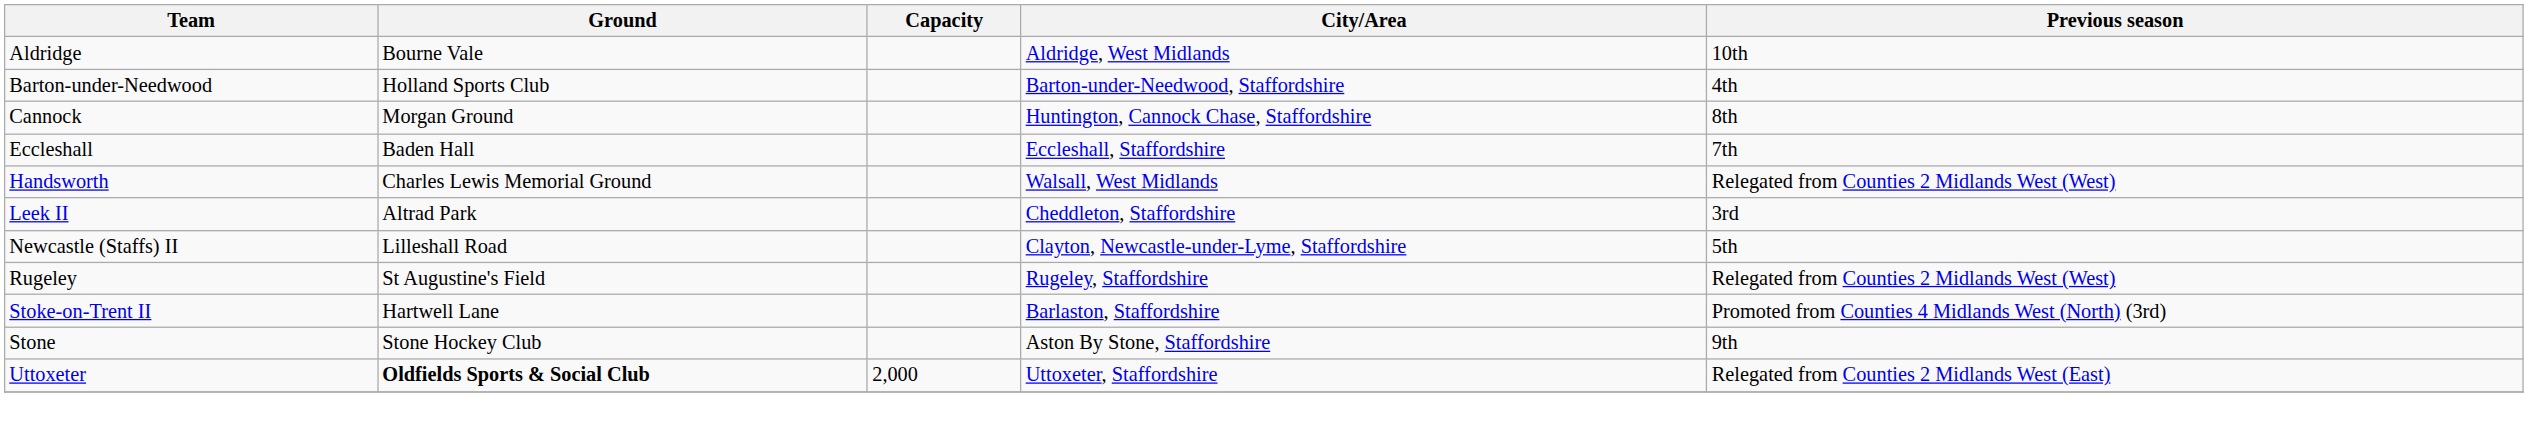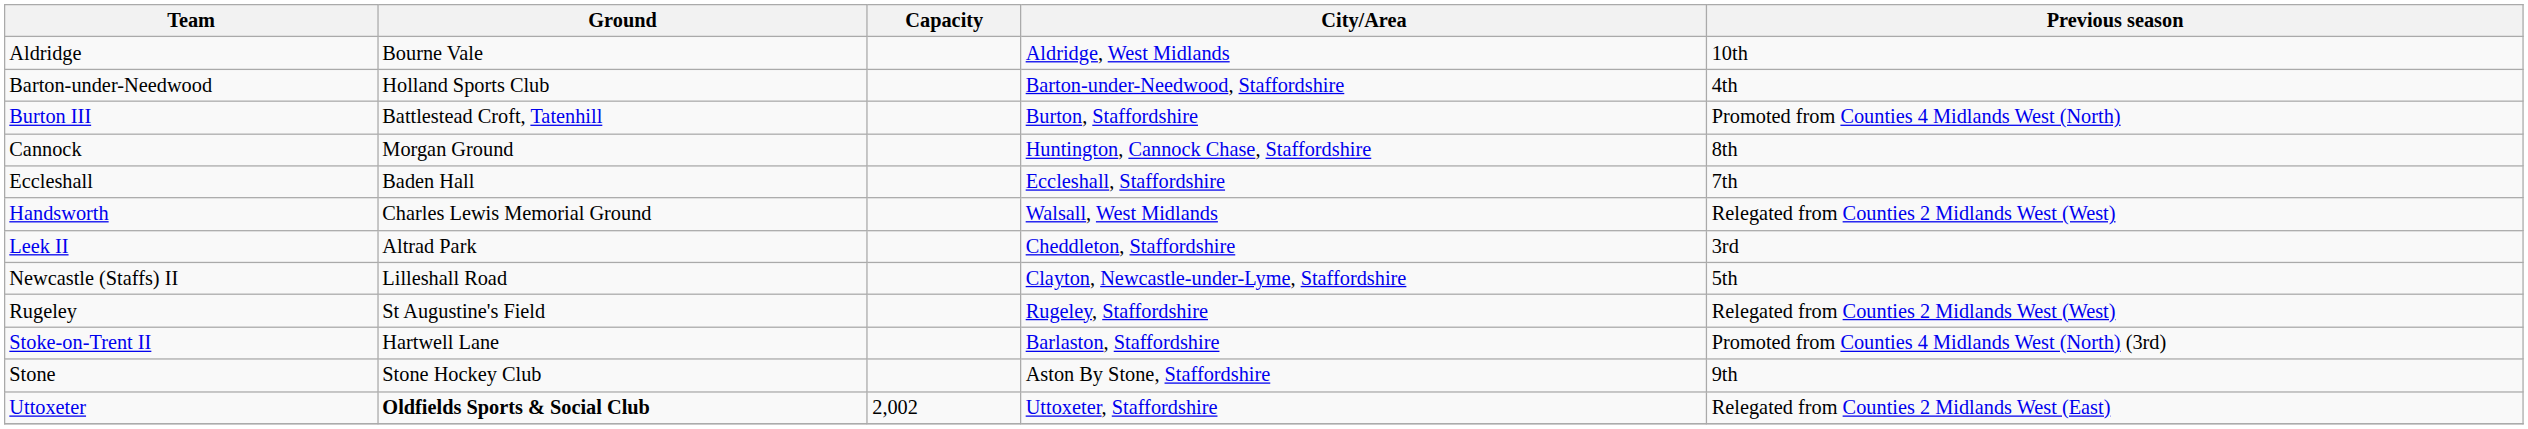+ row: (50, 117)
(895, 375) 2,000 -> (895, 407) 2,002
